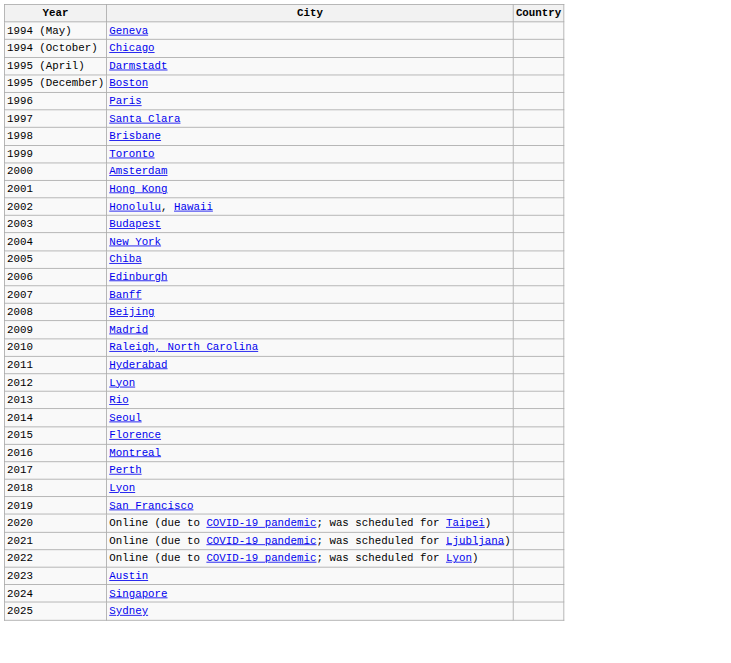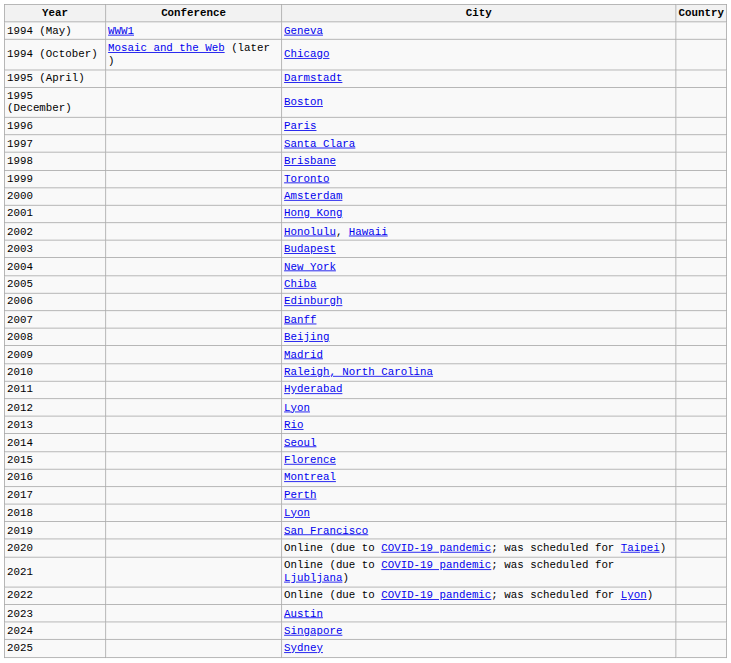+ column: (194, 13)
